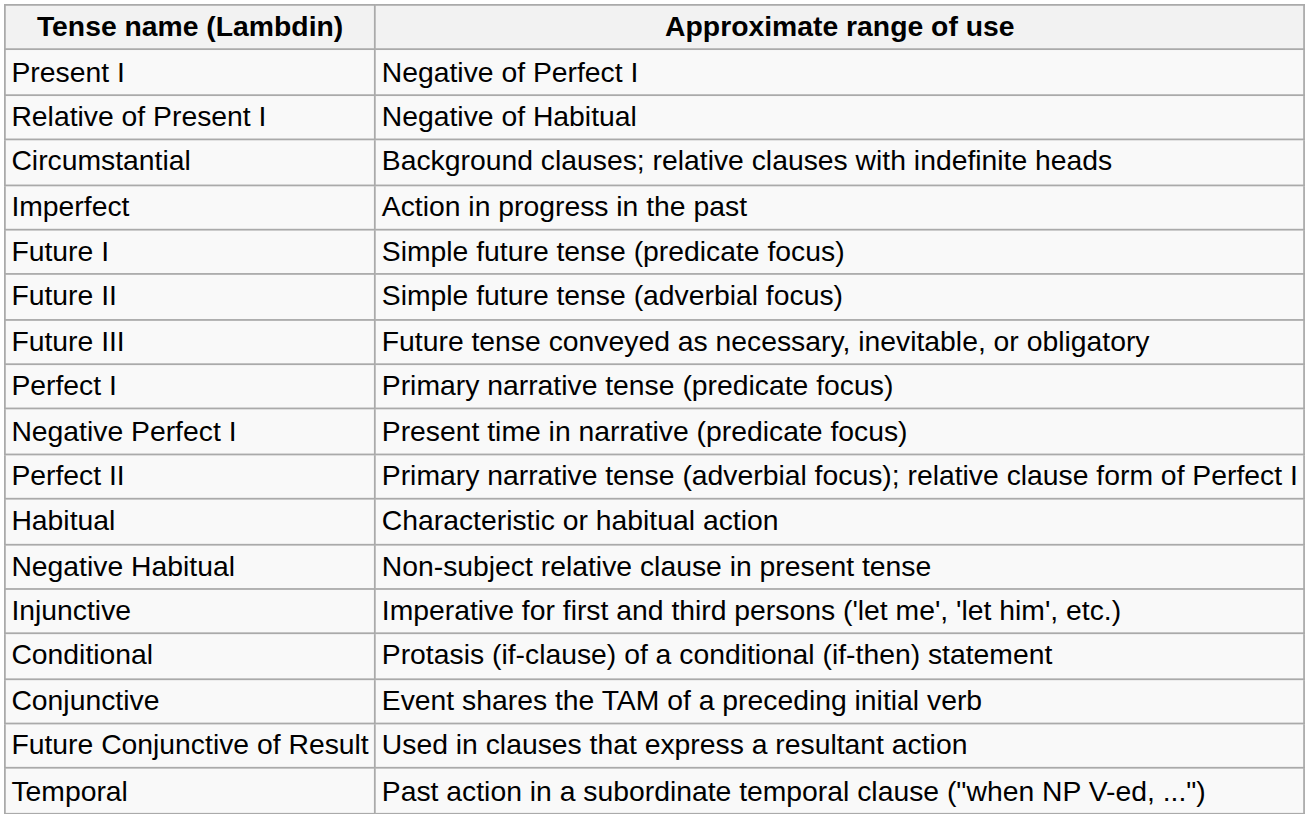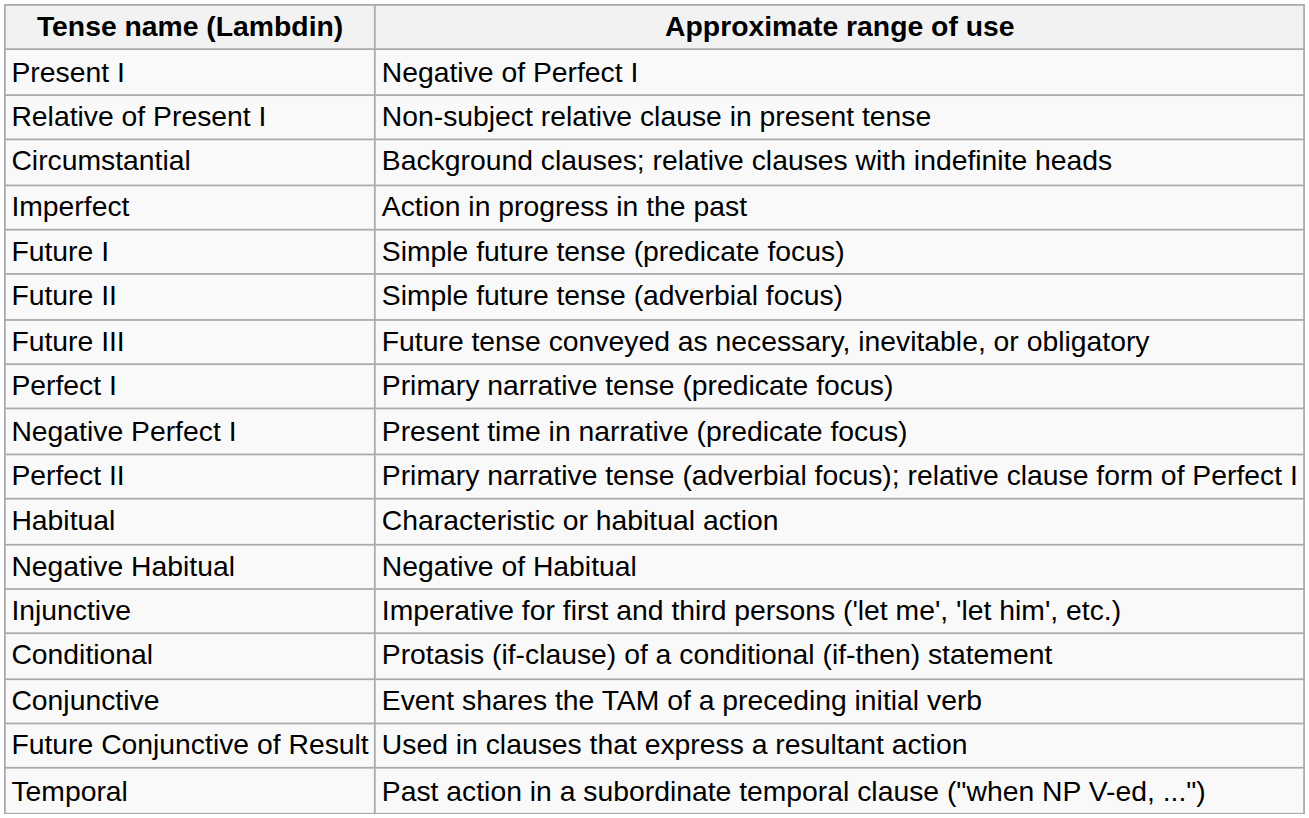(509, 116) Negative of Habitual -> (656, 116) Non-subject relative clause in present tense
(656, 565) Non-subject relative clause in present tense -> (509, 565) Negative of Habitual
